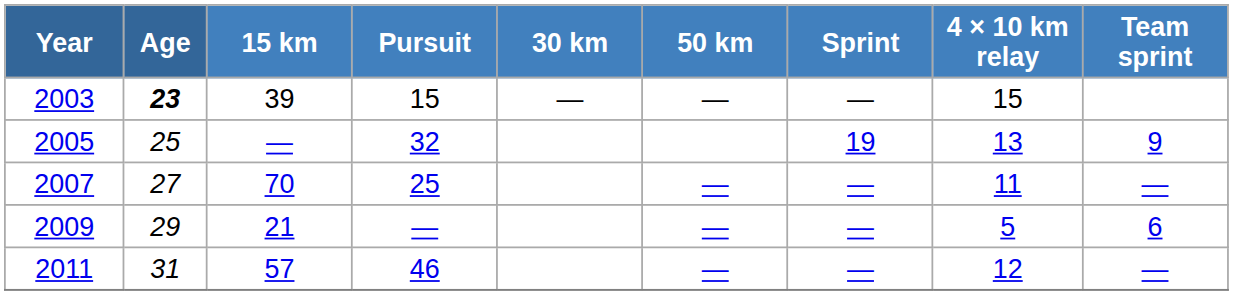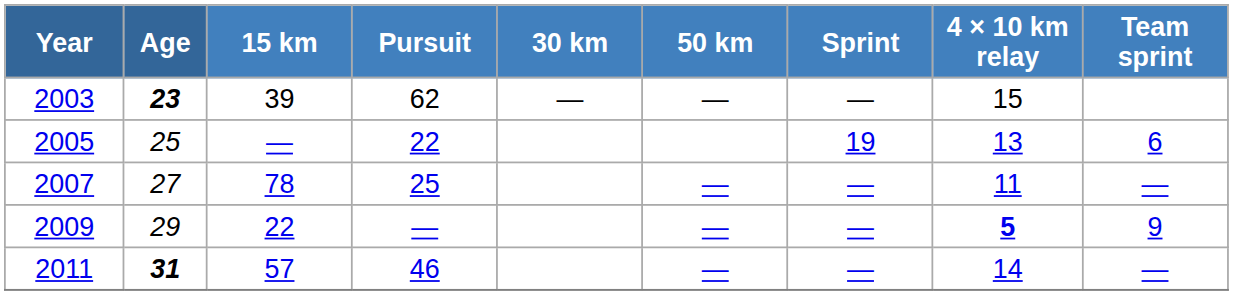(425, 99) 15 -> (425, 99) 62
(425, 142) 32 -> (425, 142) 22
(1155, 142) 9 -> (1155, 142) 6
(280, 184) 70 -> (280, 184) 78
(280, 227) 21 -> (280, 227) 22
(1008, 227) normal -> (1008, 227) bold
(1155, 227) 6 -> (1155, 227) 9
(165, 269) normal -> (165, 269) bold
(1008, 269) 12 -> (1008, 269) 14
